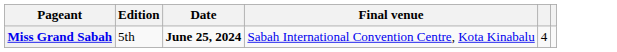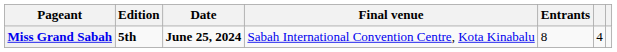+ column: (565, 15)
(126, 37) normal -> (127, 37) bold
